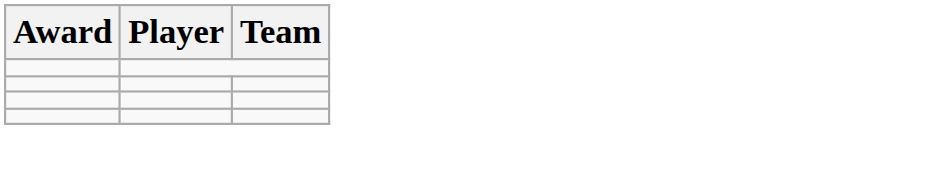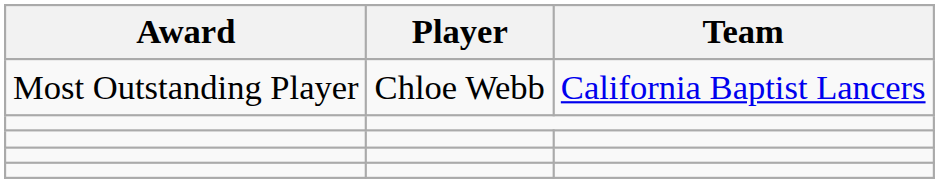+ row: (186, 86)
